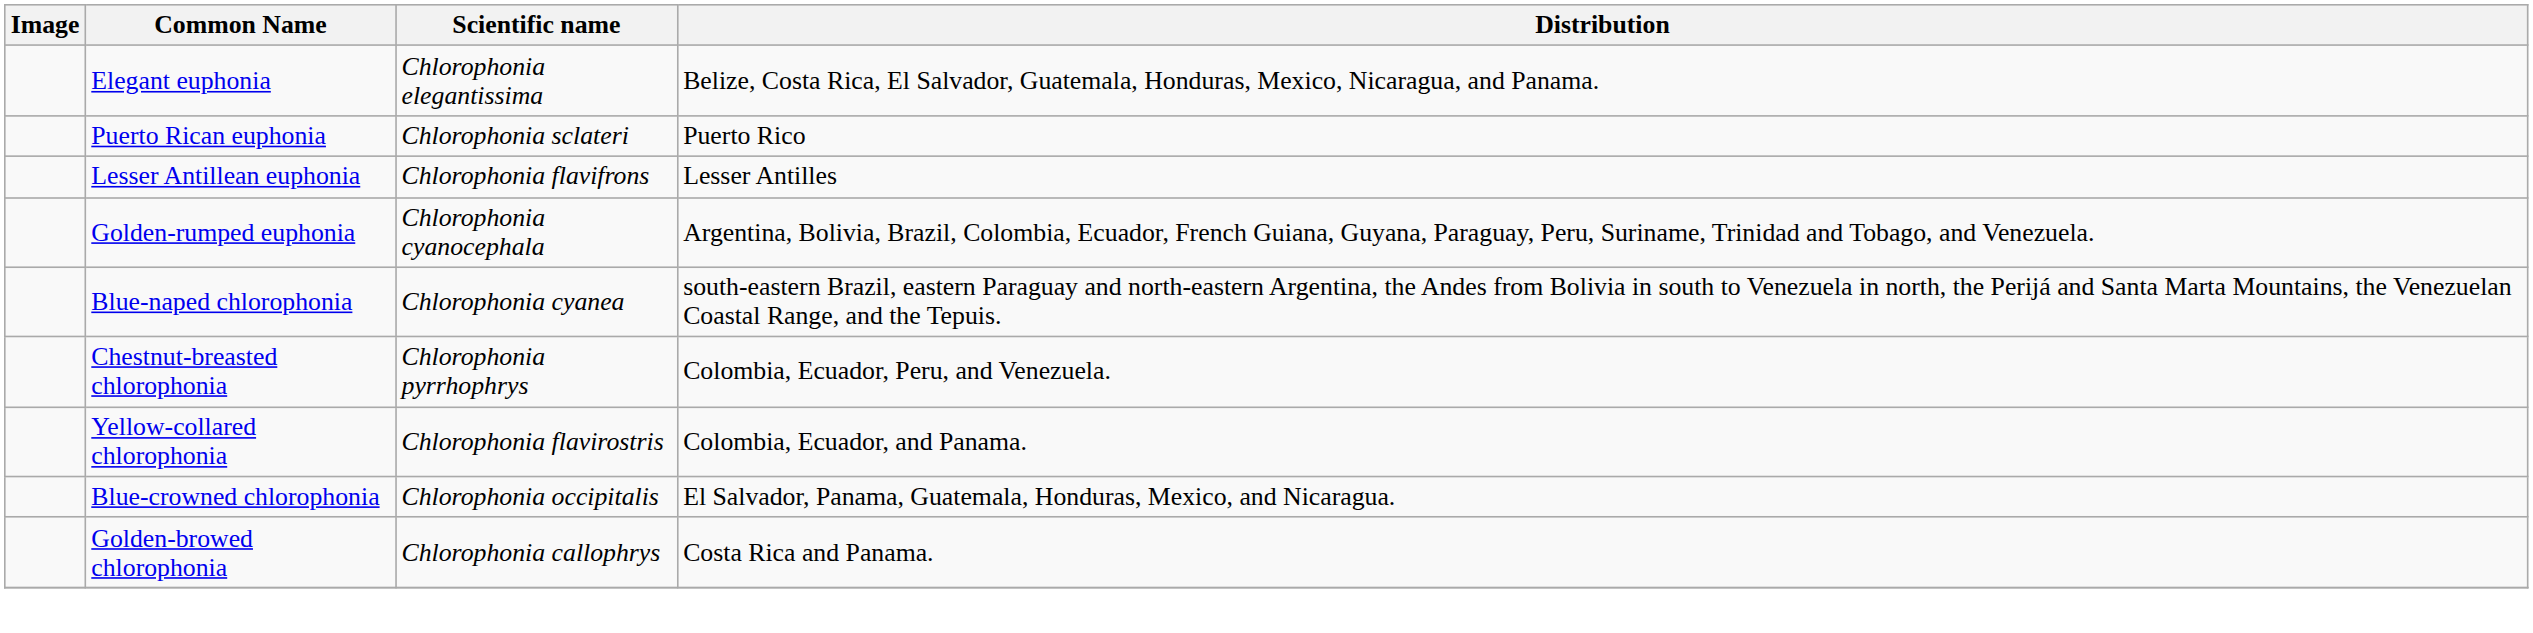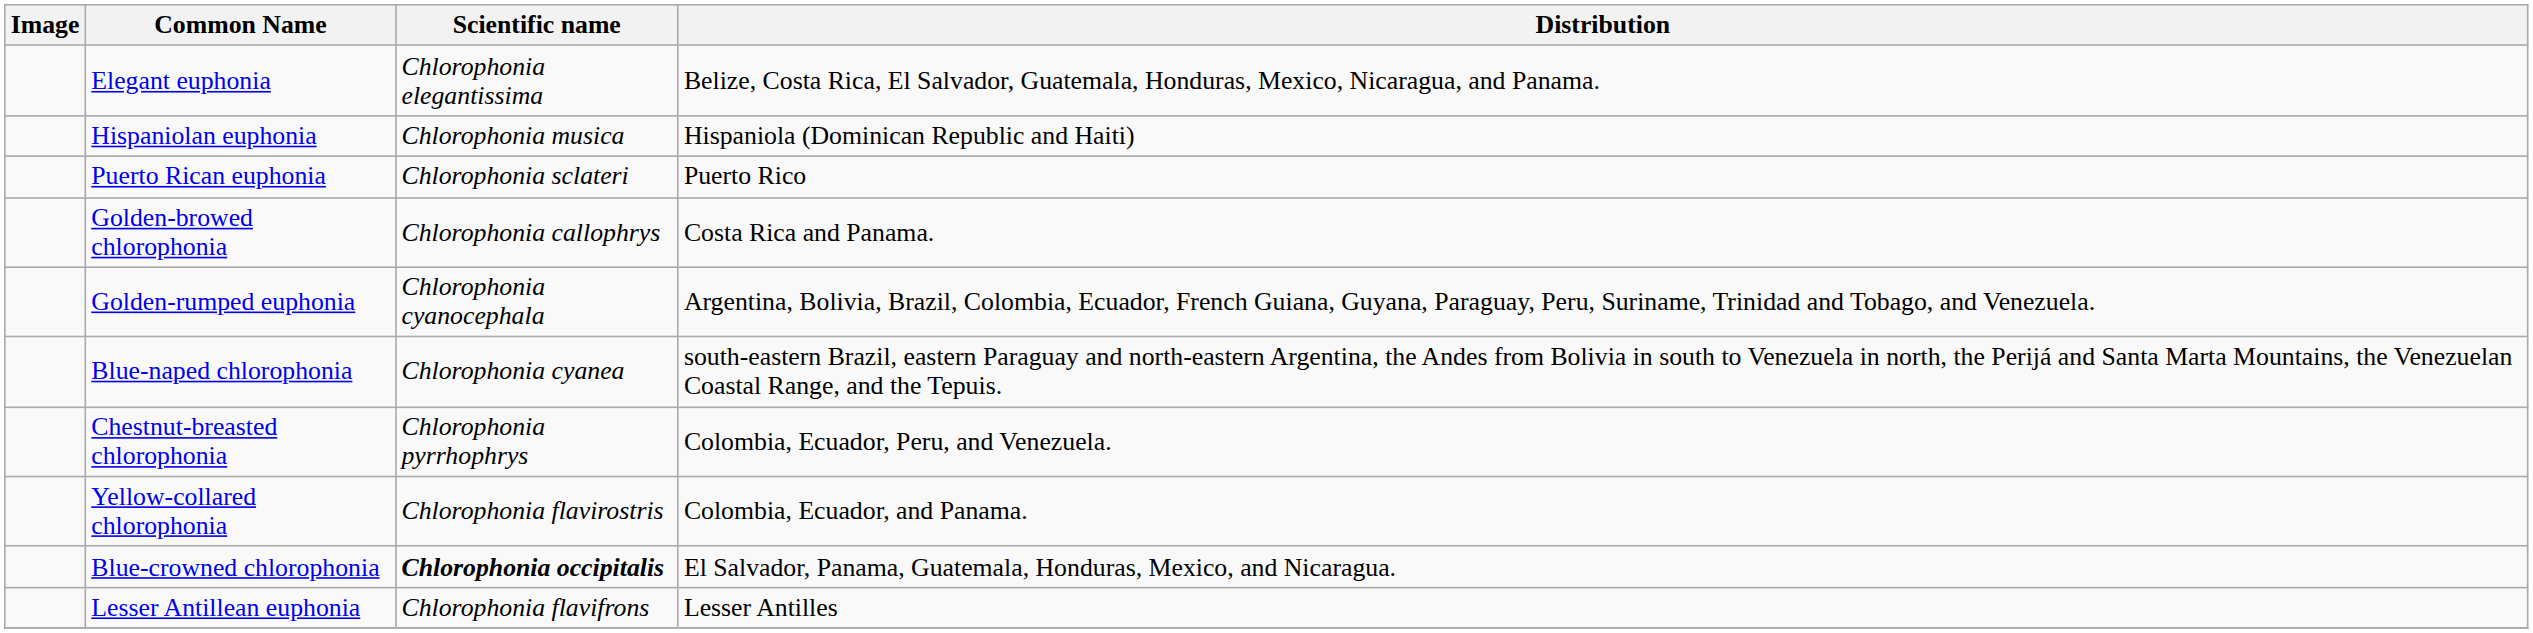+ row: (204, 135)
rows swapped: (226, 176) <-> (172, 552)
(530, 496) normal -> (533, 566) bold
